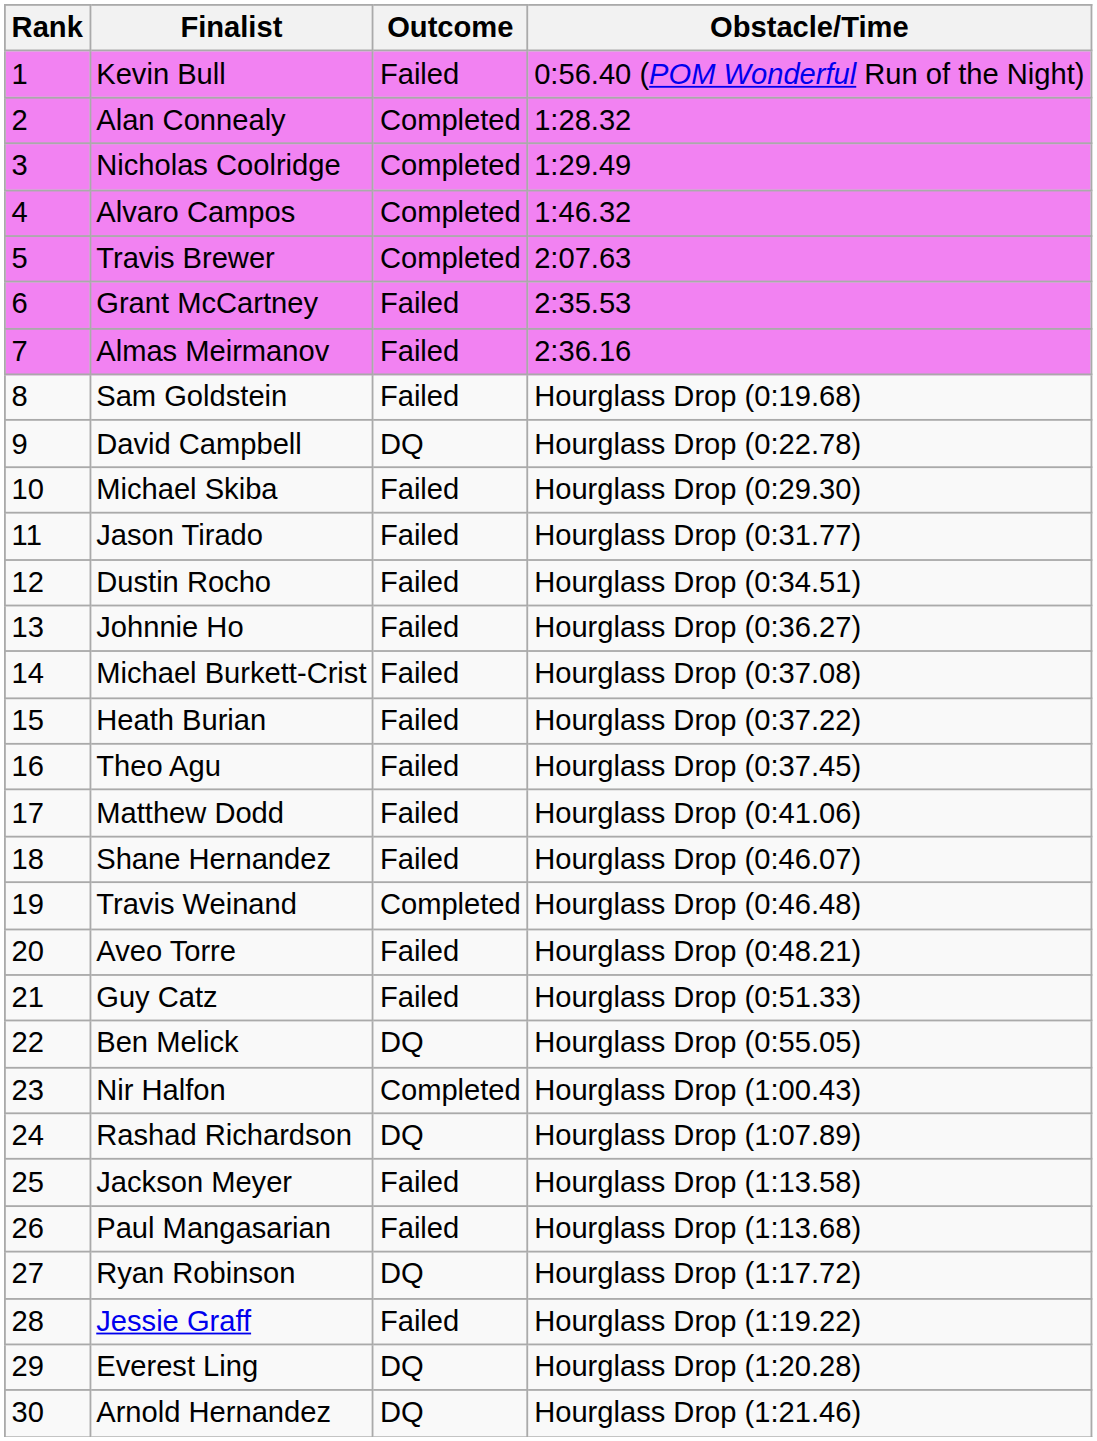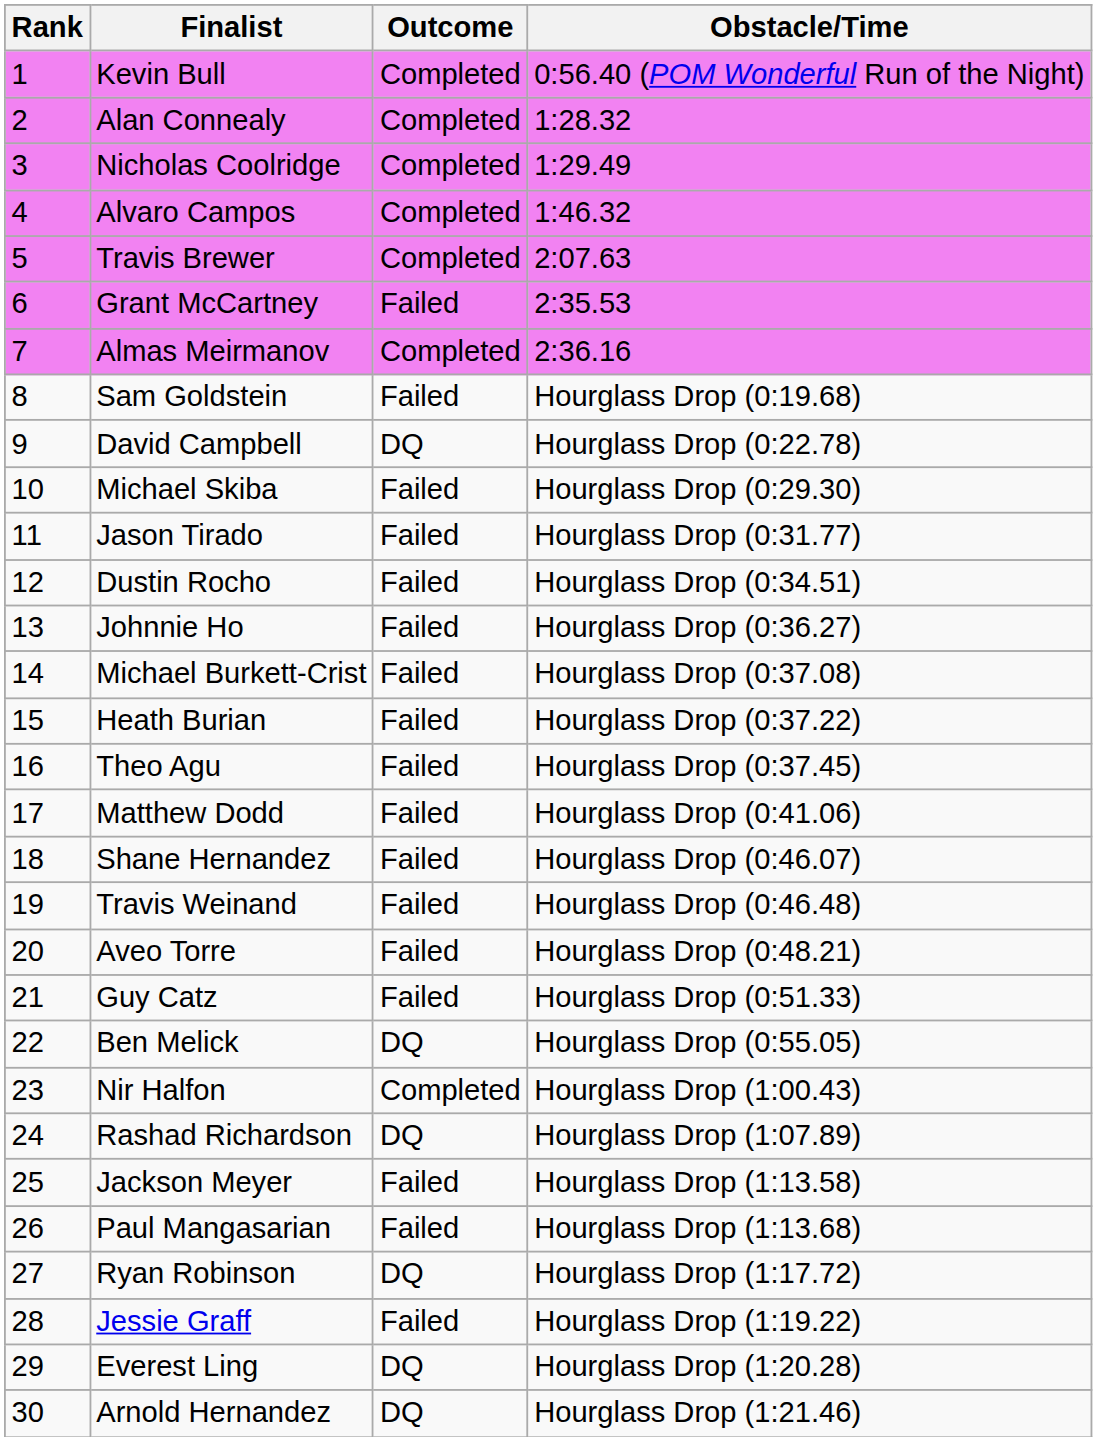(420, 73) Failed -> (450, 73) Completed
(420, 350) Failed -> (450, 350) Completed
(450, 905) Completed -> (420, 905) Failed
